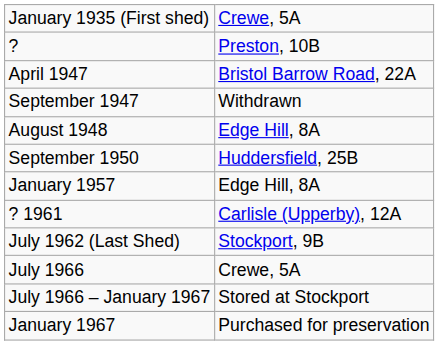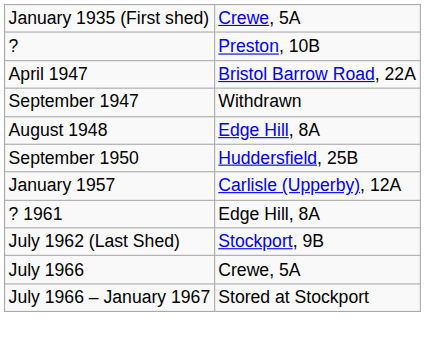(269, 185) Edge Hill, 8A -> (310, 185) Carlisle (Upperby), 12A
(310, 213) Carlisle (Upperby), 12A -> (269, 213) Edge Hill, 8A
- row: (62, 325)
